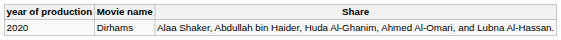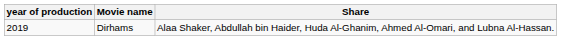(17, 27) 2020 -> (17, 27) 2019
